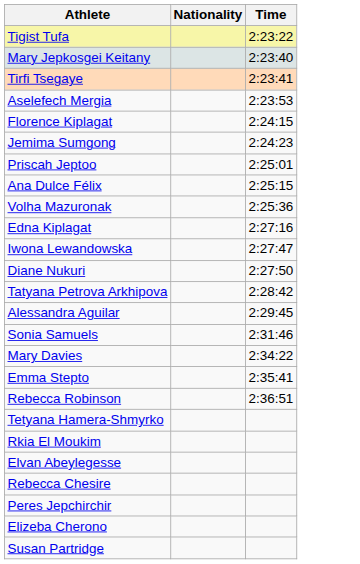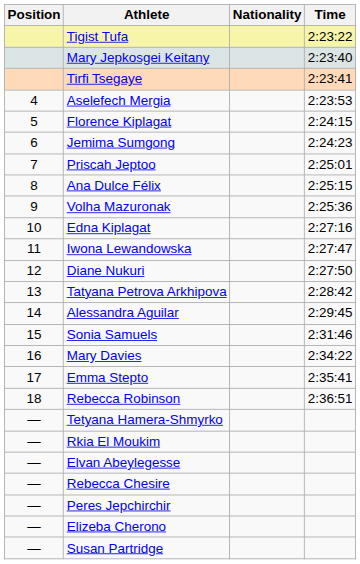+ column: (34, 15)
